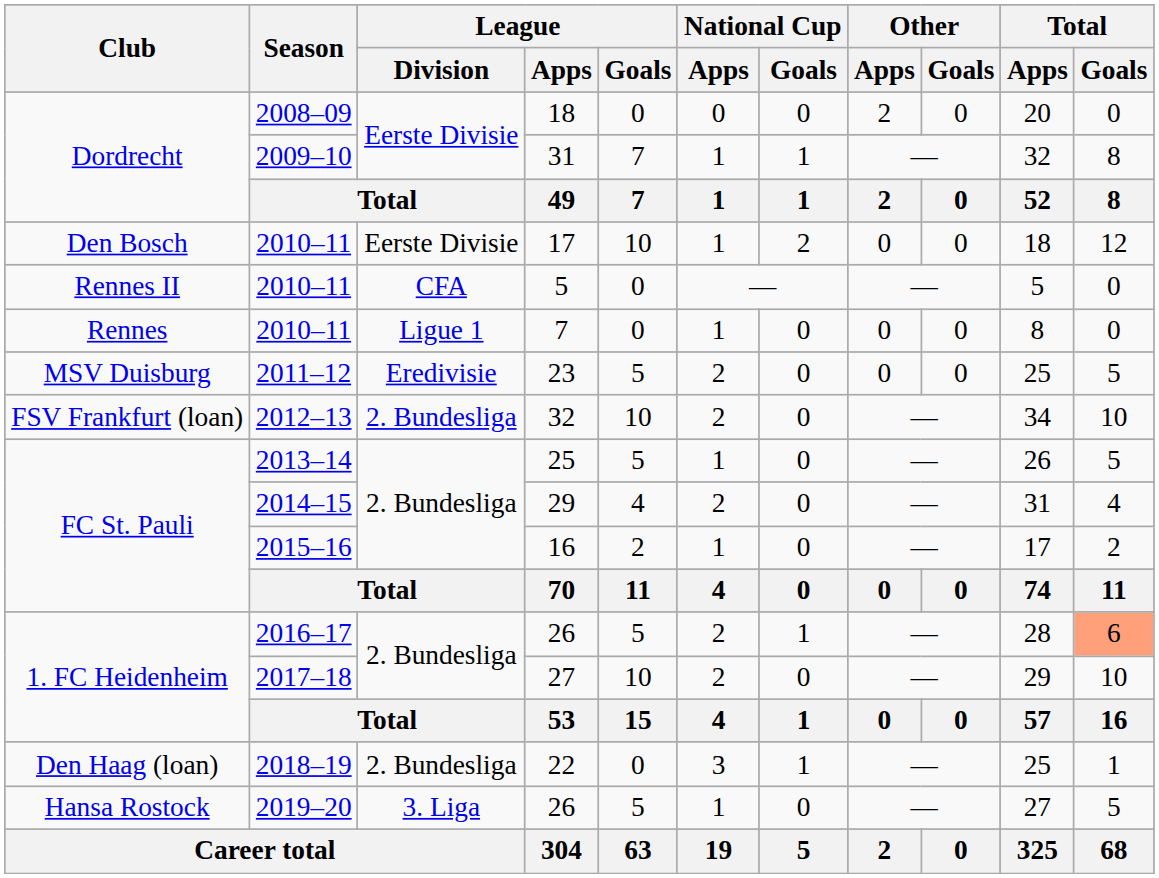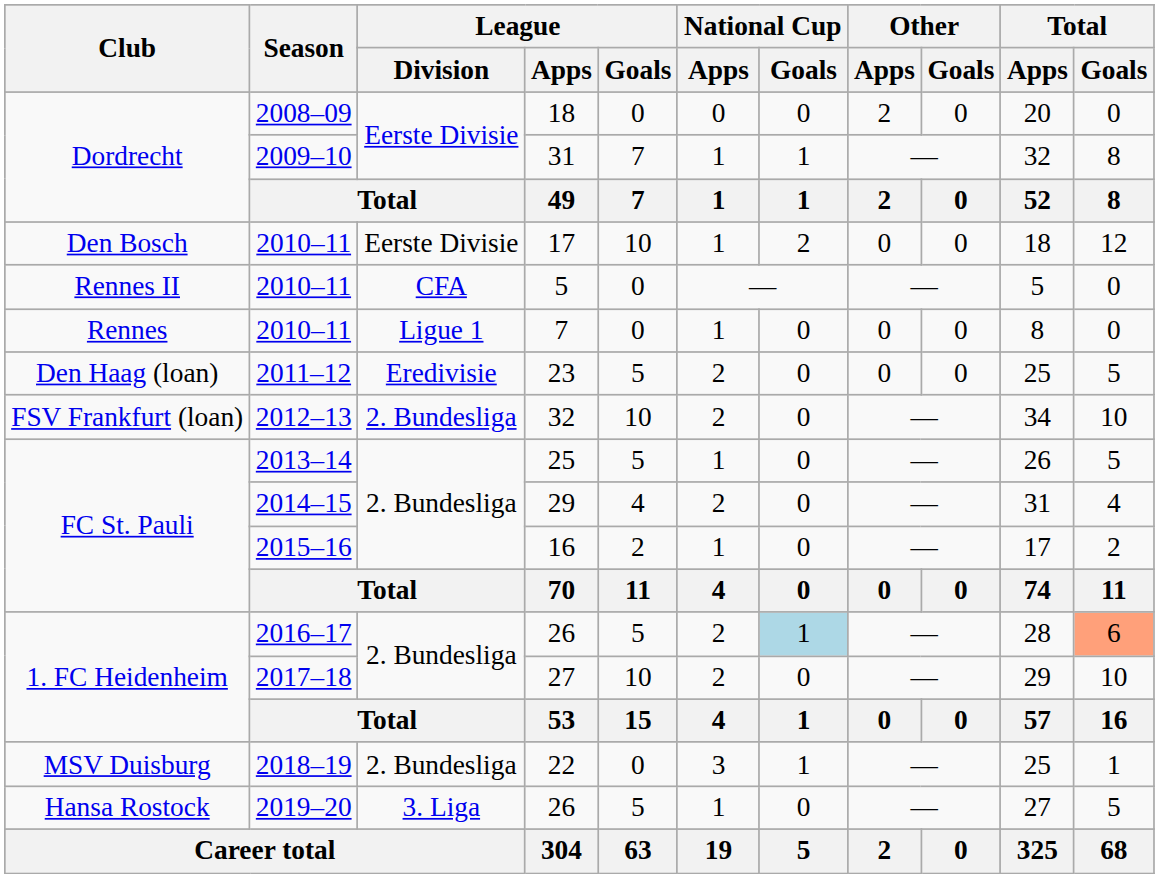(127, 373) MSV Duisburg -> (127, 373) Den Haag (loan)
(804, 633) no background -> (804, 633) lightblue background
(127, 763) Den Haag (loan) -> (127, 763) MSV Duisburg
